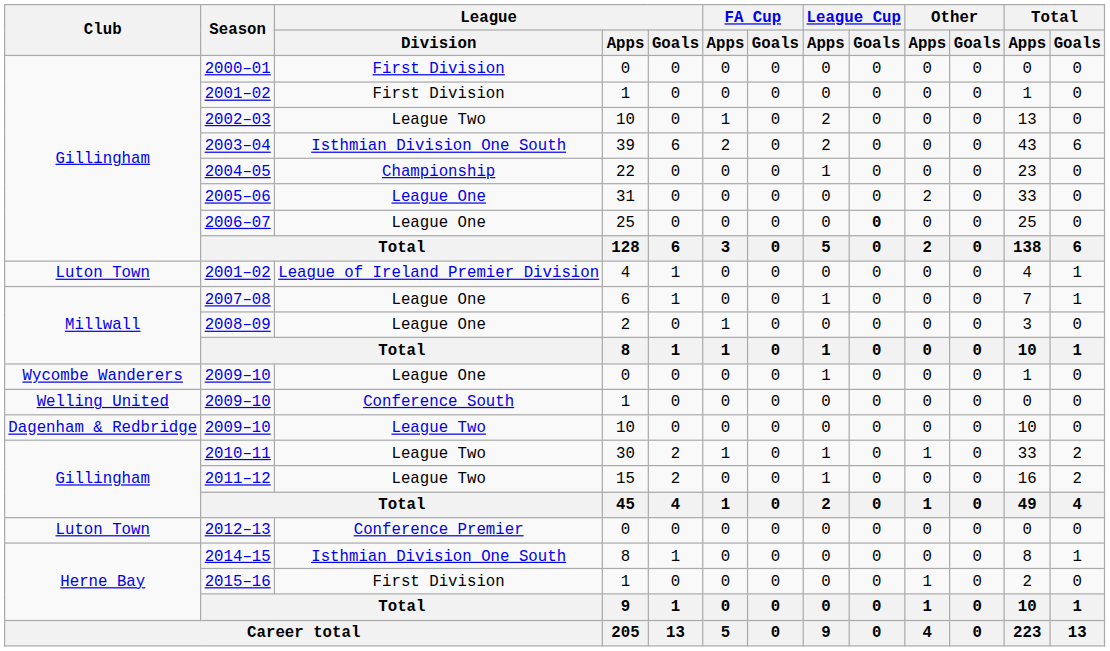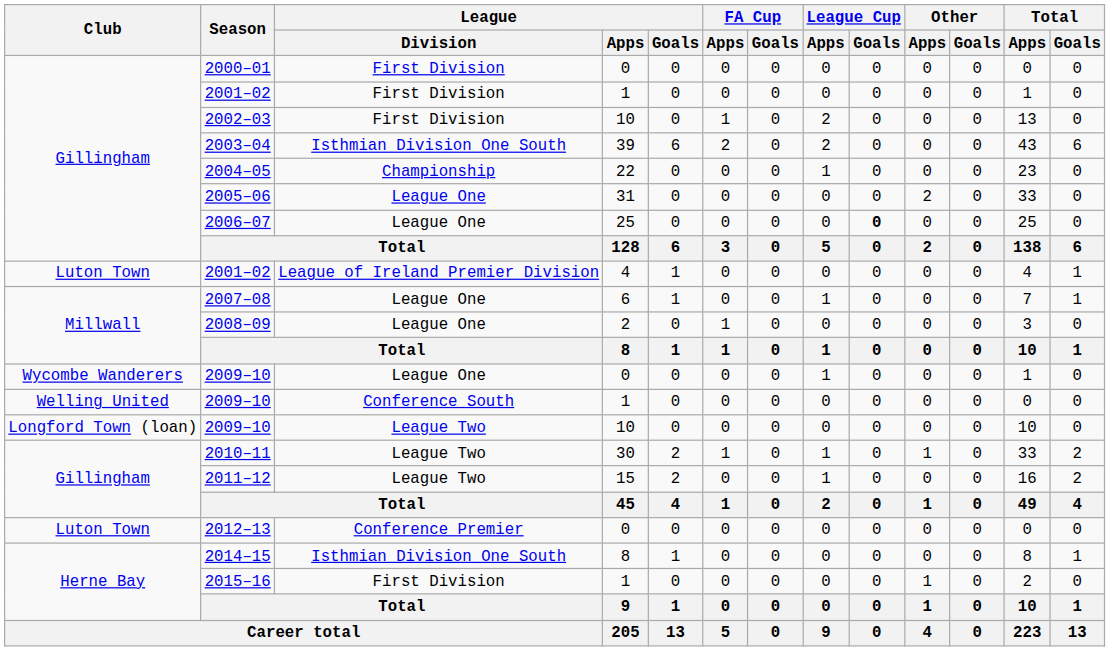(439, 120) League Two -> (439, 120) First Division
(103, 428) Dagenham & Redbridge -> (103, 428) Longford Town (loan)
